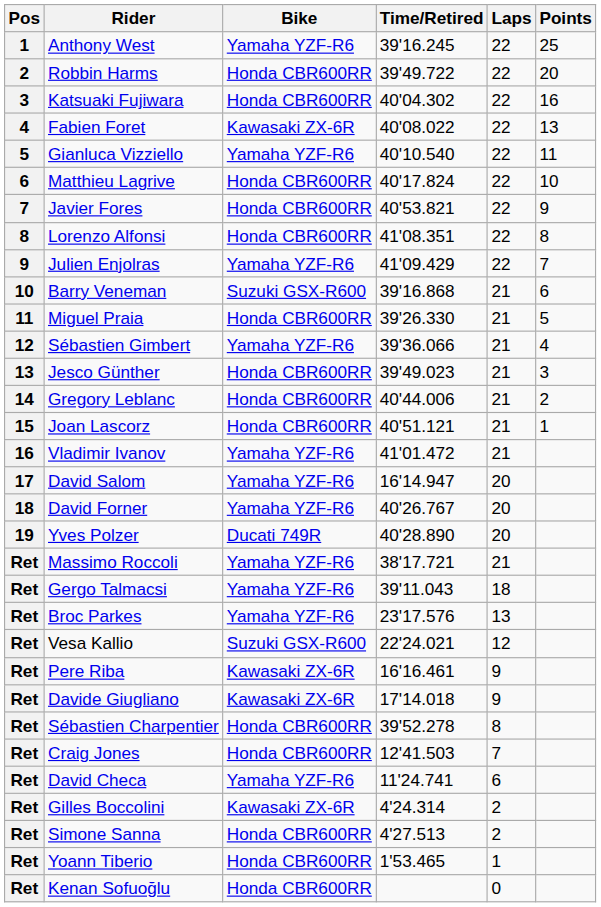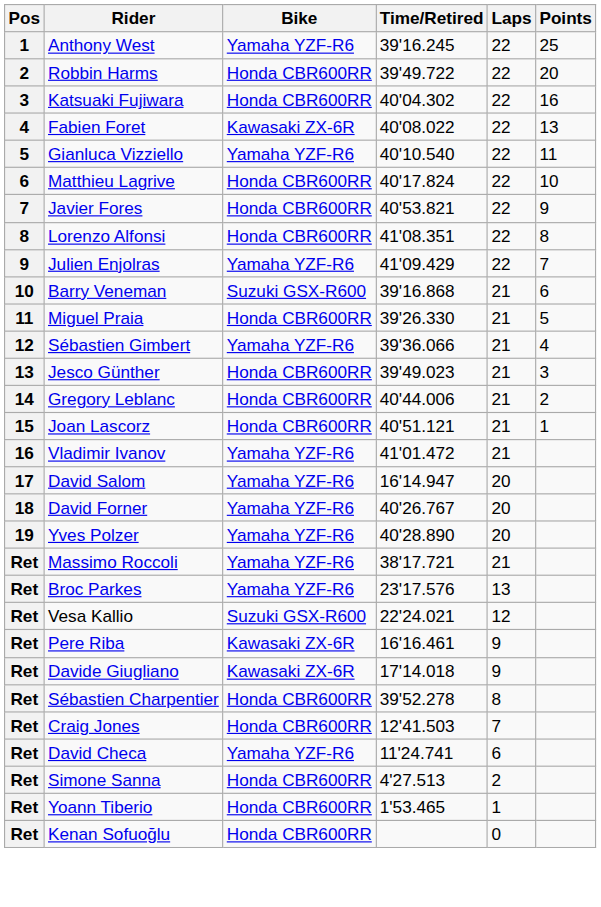(274, 535) Ducati 749R -> (290, 535) Yamaha YZF-R6
- row: (107, 589)
- row: (106, 807)
